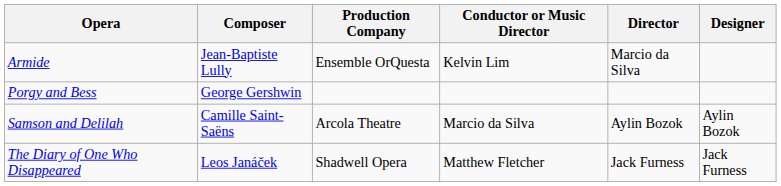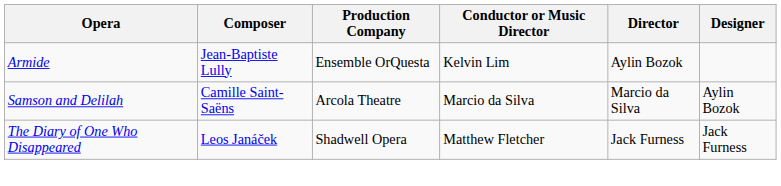(640, 62) Marcio da Silva -> (647, 62) Aylin Bozok
- row: (52, 92)
(647, 123) Aylin Bozok -> (640, 101) Marcio da Silva
